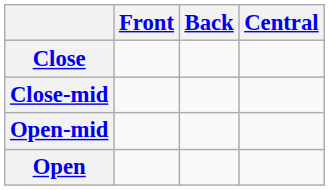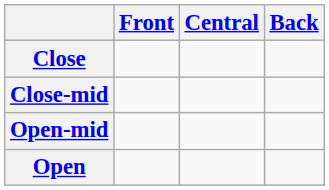columns swapped: (281, 22) <-> (209, 22)
